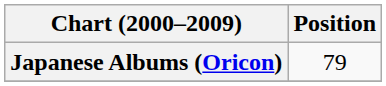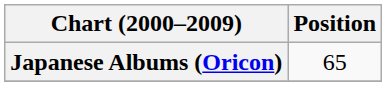(335, 61) 79 -> (335, 61) 65
